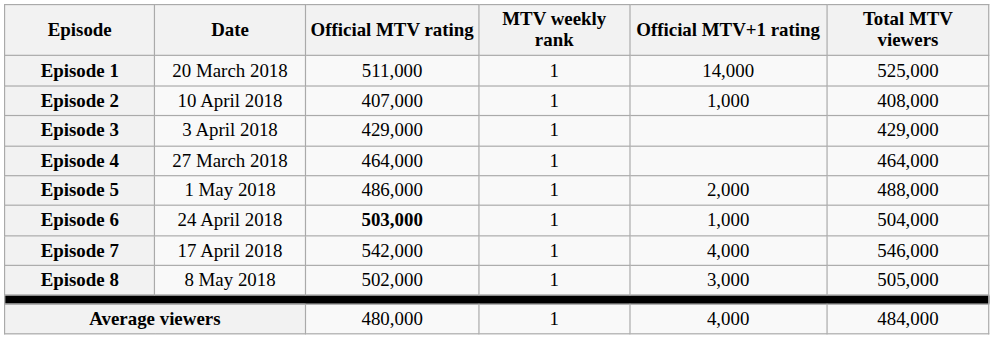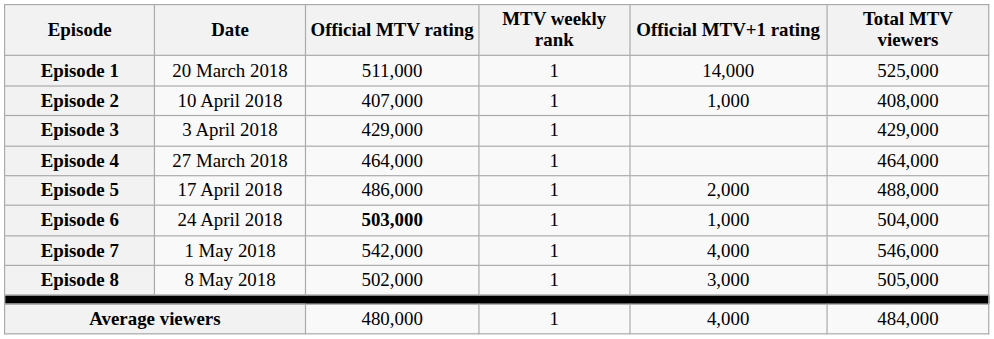(230, 190) 1 May 2018 -> (230, 190) 17 April 2018
(230, 250) 17 April 2018 -> (230, 250) 1 May 2018
